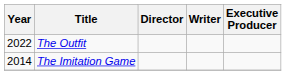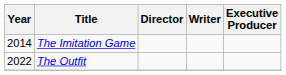rows swapped: (86, 61) <-> (62, 43)
